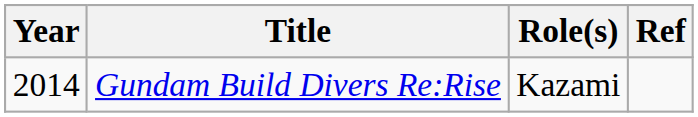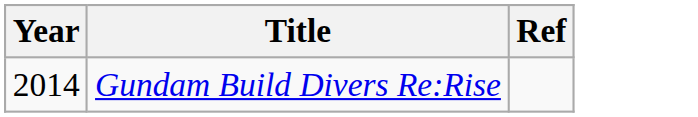- column: (568, 31)
